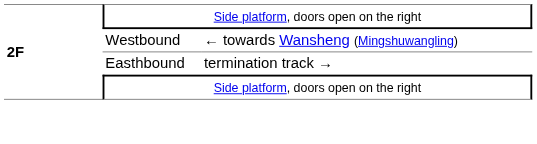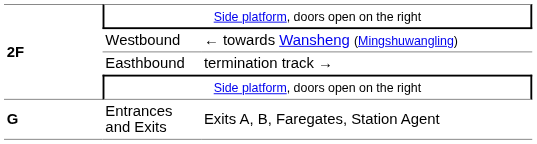+ row: (139, 119)
